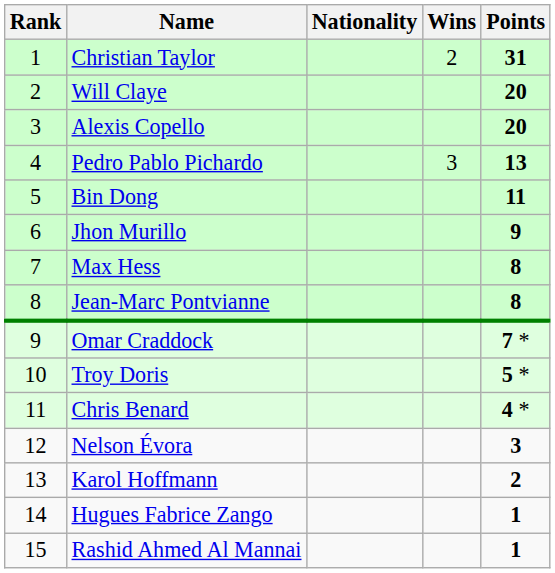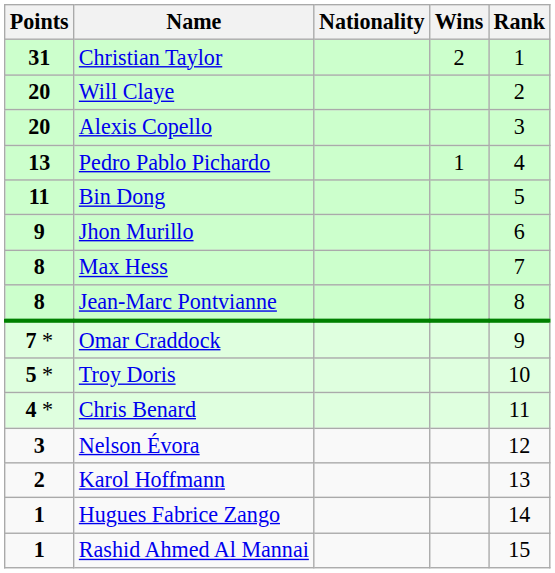columns swapped: (36, 22) <-> (516, 22)
(452, 162) 3 -> (459, 162) 1
